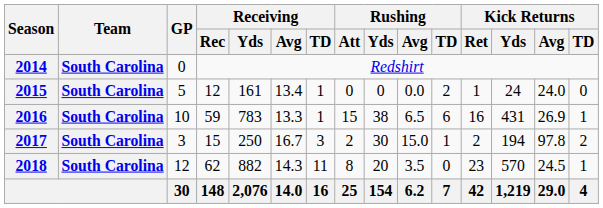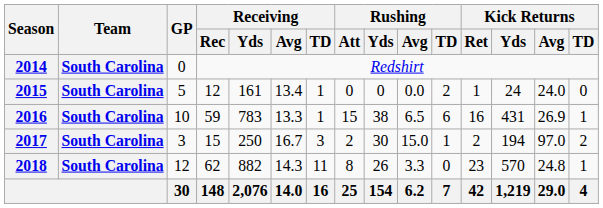(552, 141) 97.8 -> (552, 141) 97.0
(381, 166) 20 -> (381, 166) 26
(415, 166) 3.5 -> (415, 166) 3.3
(552, 166) 24.5 -> (552, 166) 24.8
